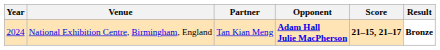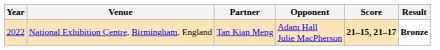(16, 32) 2024 -> (16, 32) 2022
(312, 32) bold -> (310, 32) normal
